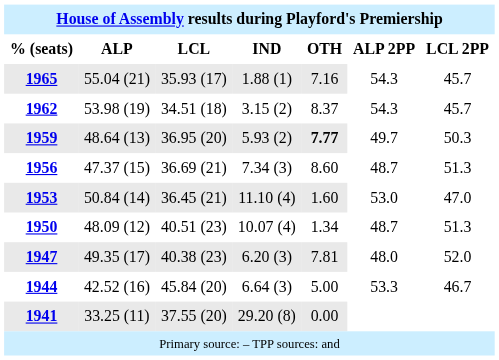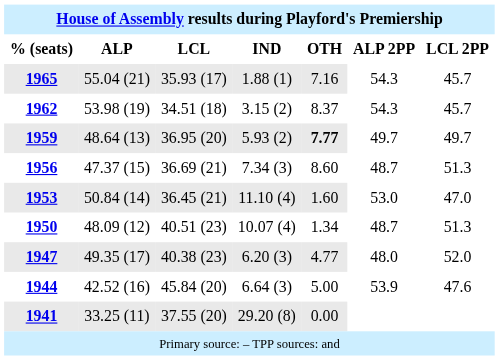(458, 137) 50.3 -> (458, 137) 49.7
(324, 256) 7.81 -> (324, 256) 4.77
(384, 286) 53.3 -> (384, 286) 53.9
(458, 286) 46.7 -> (458, 286) 47.6
